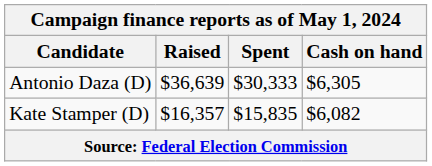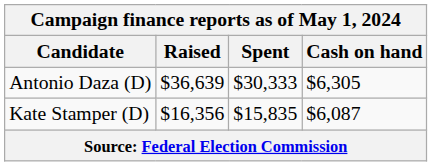(192, 113) $16,357 -> (192, 113) $16,356
(333, 113) $6,082 -> (333, 113) $6,087
